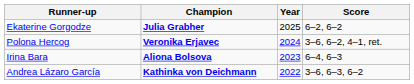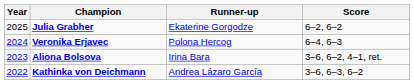columns swapped: (290, 12) <-> (73, 12)
(344, 42) 3–6, 6–2, 4–1, ret. -> (324, 42) 6–4, 6–3
(324, 57) 6–4, 6–3 -> (344, 57) 3–6, 6–2, 4–1, ret.
